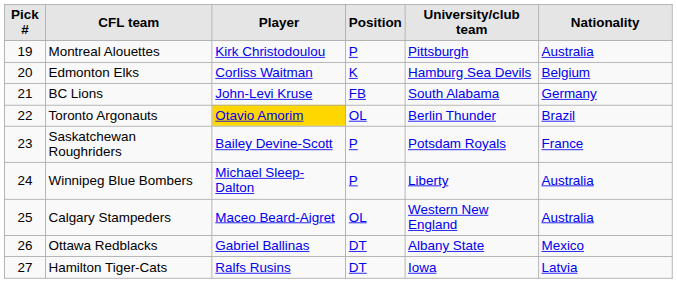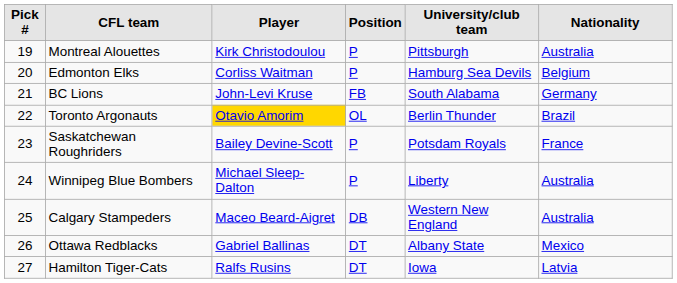(353, 72) K -> (353, 72) P
(358, 217) OL -> (358, 217) DB
